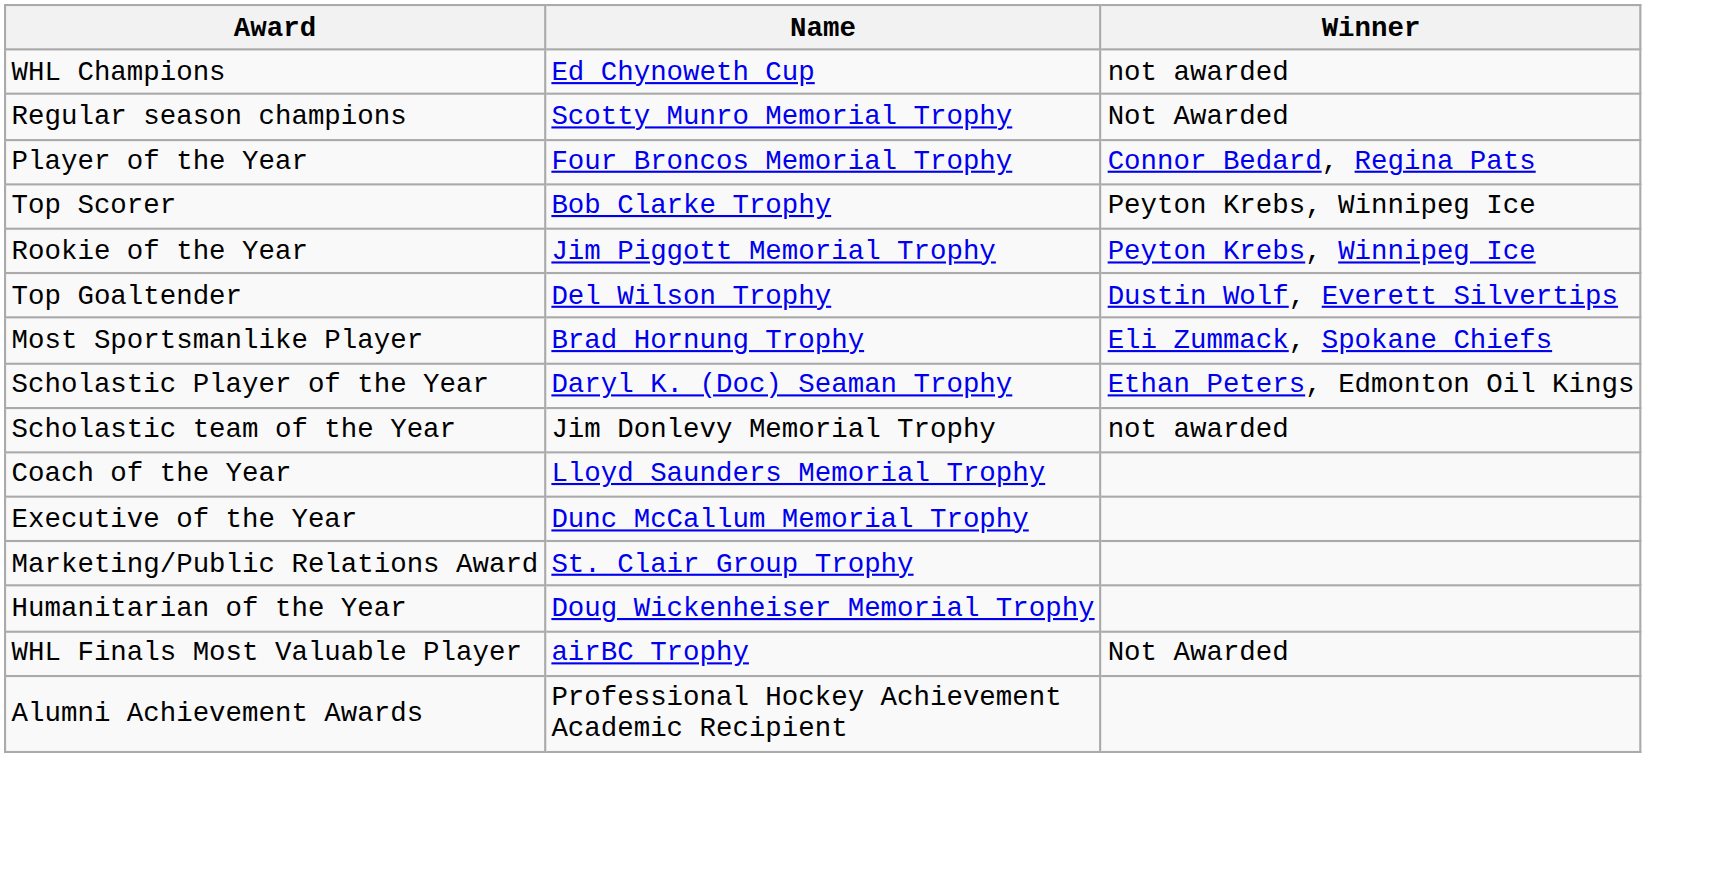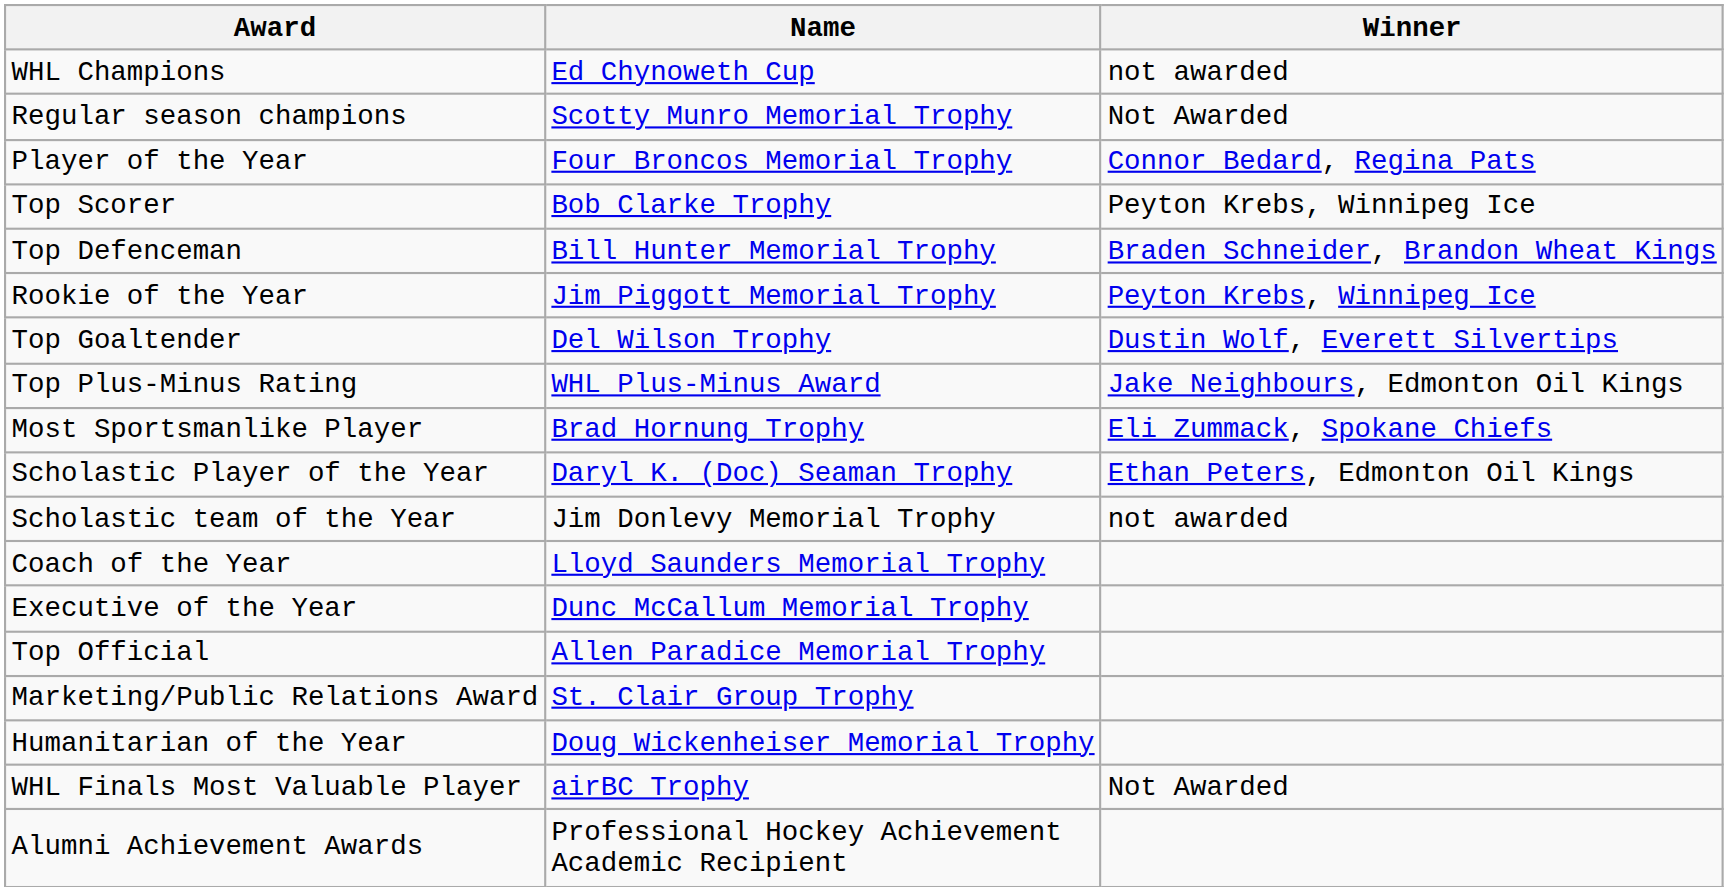+ row: (127, 251)
+ row: (184, 385)
+ row: (110, 653)
